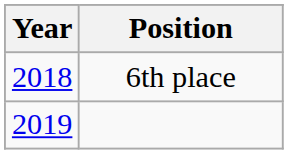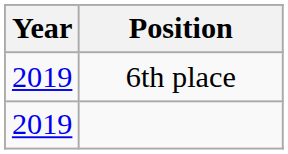(42, 76) 2018 -> (42, 76) 2019
